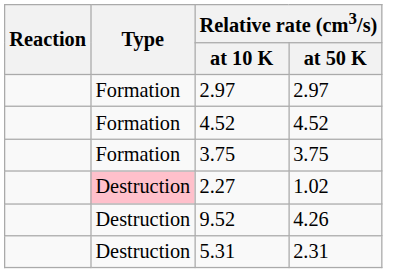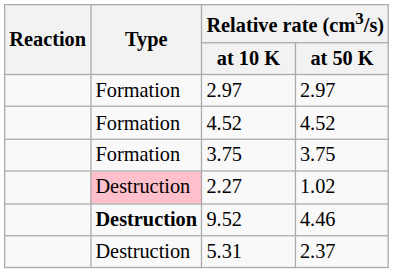(143, 219) normal -> (146, 219) bold
(311, 219) 4.26 -> (318, 219) 4.46
(311, 251) 2.31 -> (318, 251) 2.37
